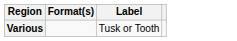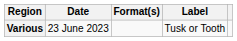+ column: (78, 12)
